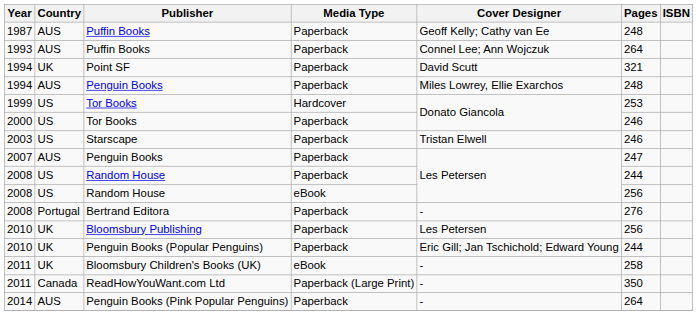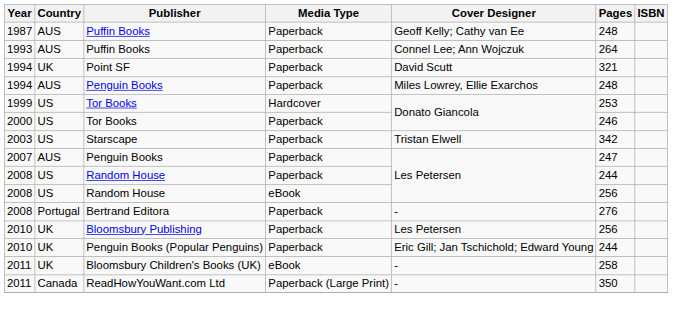(633, 139) 246 -> (608, 139) 342
- row: (20, 301)
